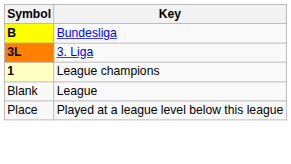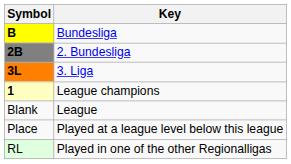+ row: (94, 52)
+ row: (164, 149)
